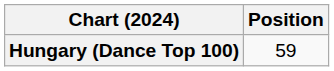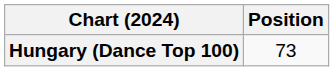(286, 50) 59 -> (286, 50) 73
